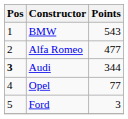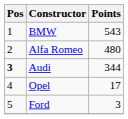(113, 49) 477 -> (113, 49) 480
(115, 85) 77 -> (115, 85) 17
